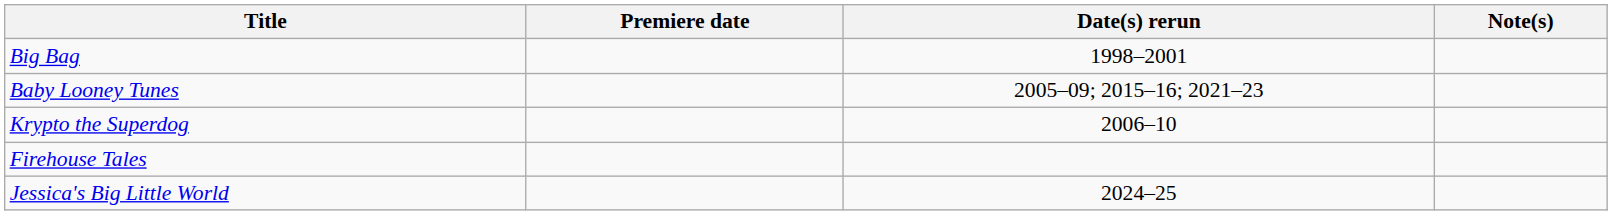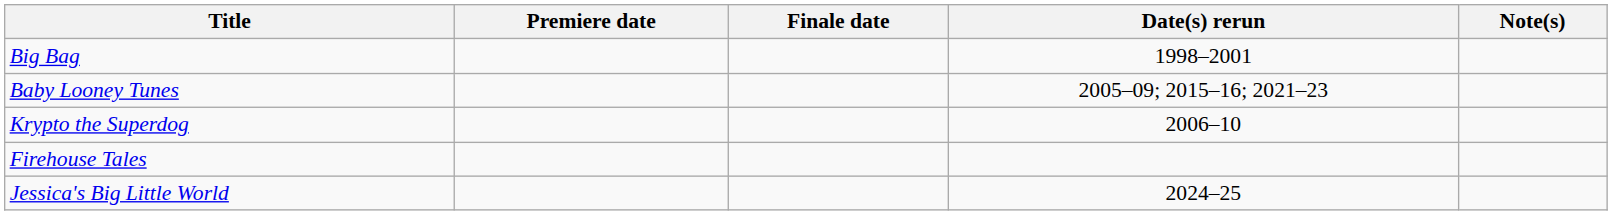+ column: (838, 21)
